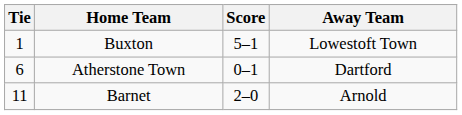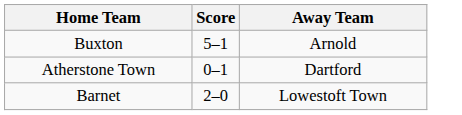- column: (20, 17)
(363, 43) Lowestoft Town -> (333, 43) Arnold
(363, 95) Arnold -> (333, 95) Lowestoft Town
